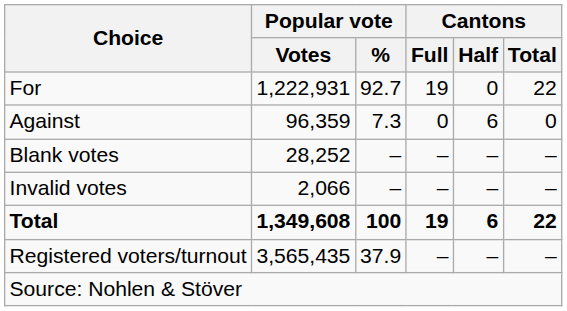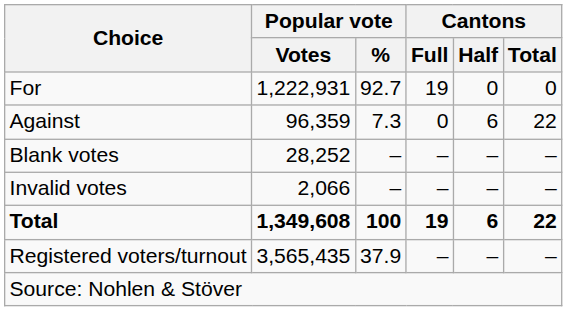(545, 88) 22 -> (551, 88) 0
(551, 121) 0 -> (545, 121) 22
